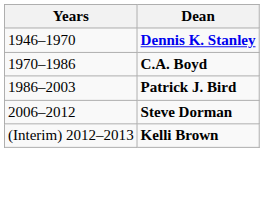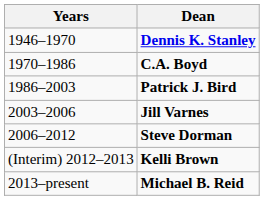+ row: (175, 111)
+ row: (192, 183)
